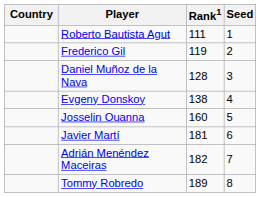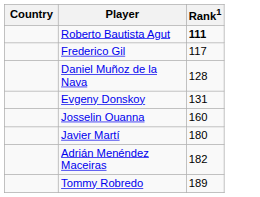- column: (240, 14)
(197, 34) normal -> (197, 34) bold
(198, 51) 119 -> (198, 51) 117
(198, 100) 138 -> (198, 100) 131
(198, 135) 181 -> (198, 135) 180
